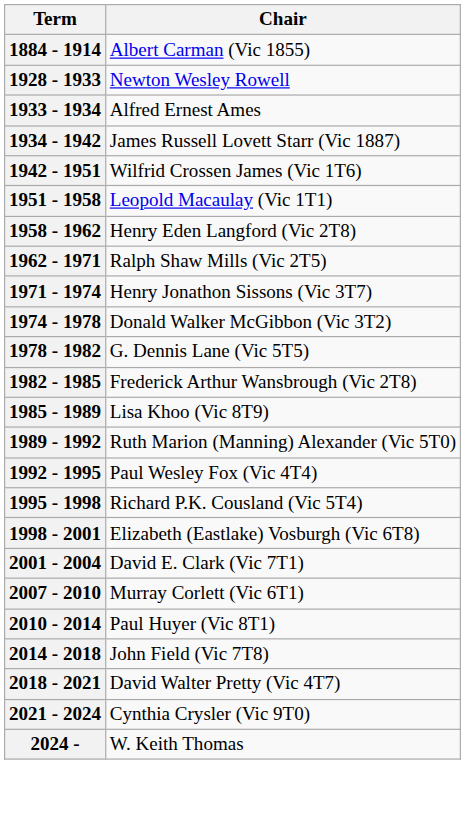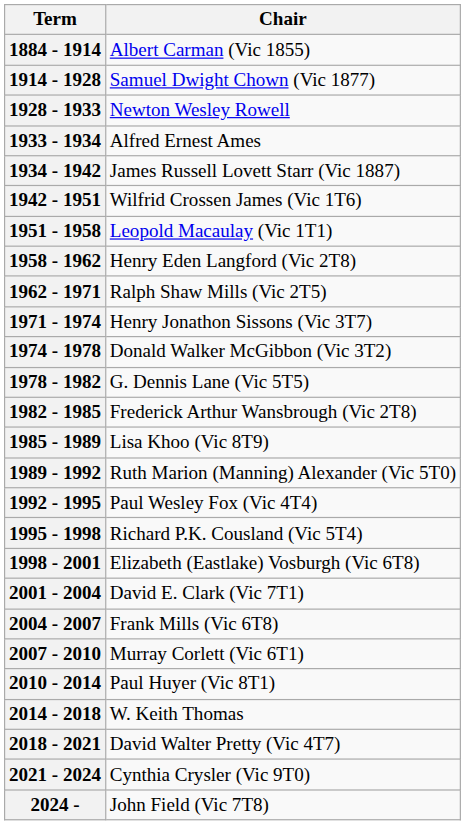+ row: (55, 79)
+ row: (55, 623)
(189, 653) John Field (Vic 7T8) -> (177, 714) W. Keith Thomas
(177, 744) W. Keith Thomas -> (189, 804) John Field (Vic 7T8)
